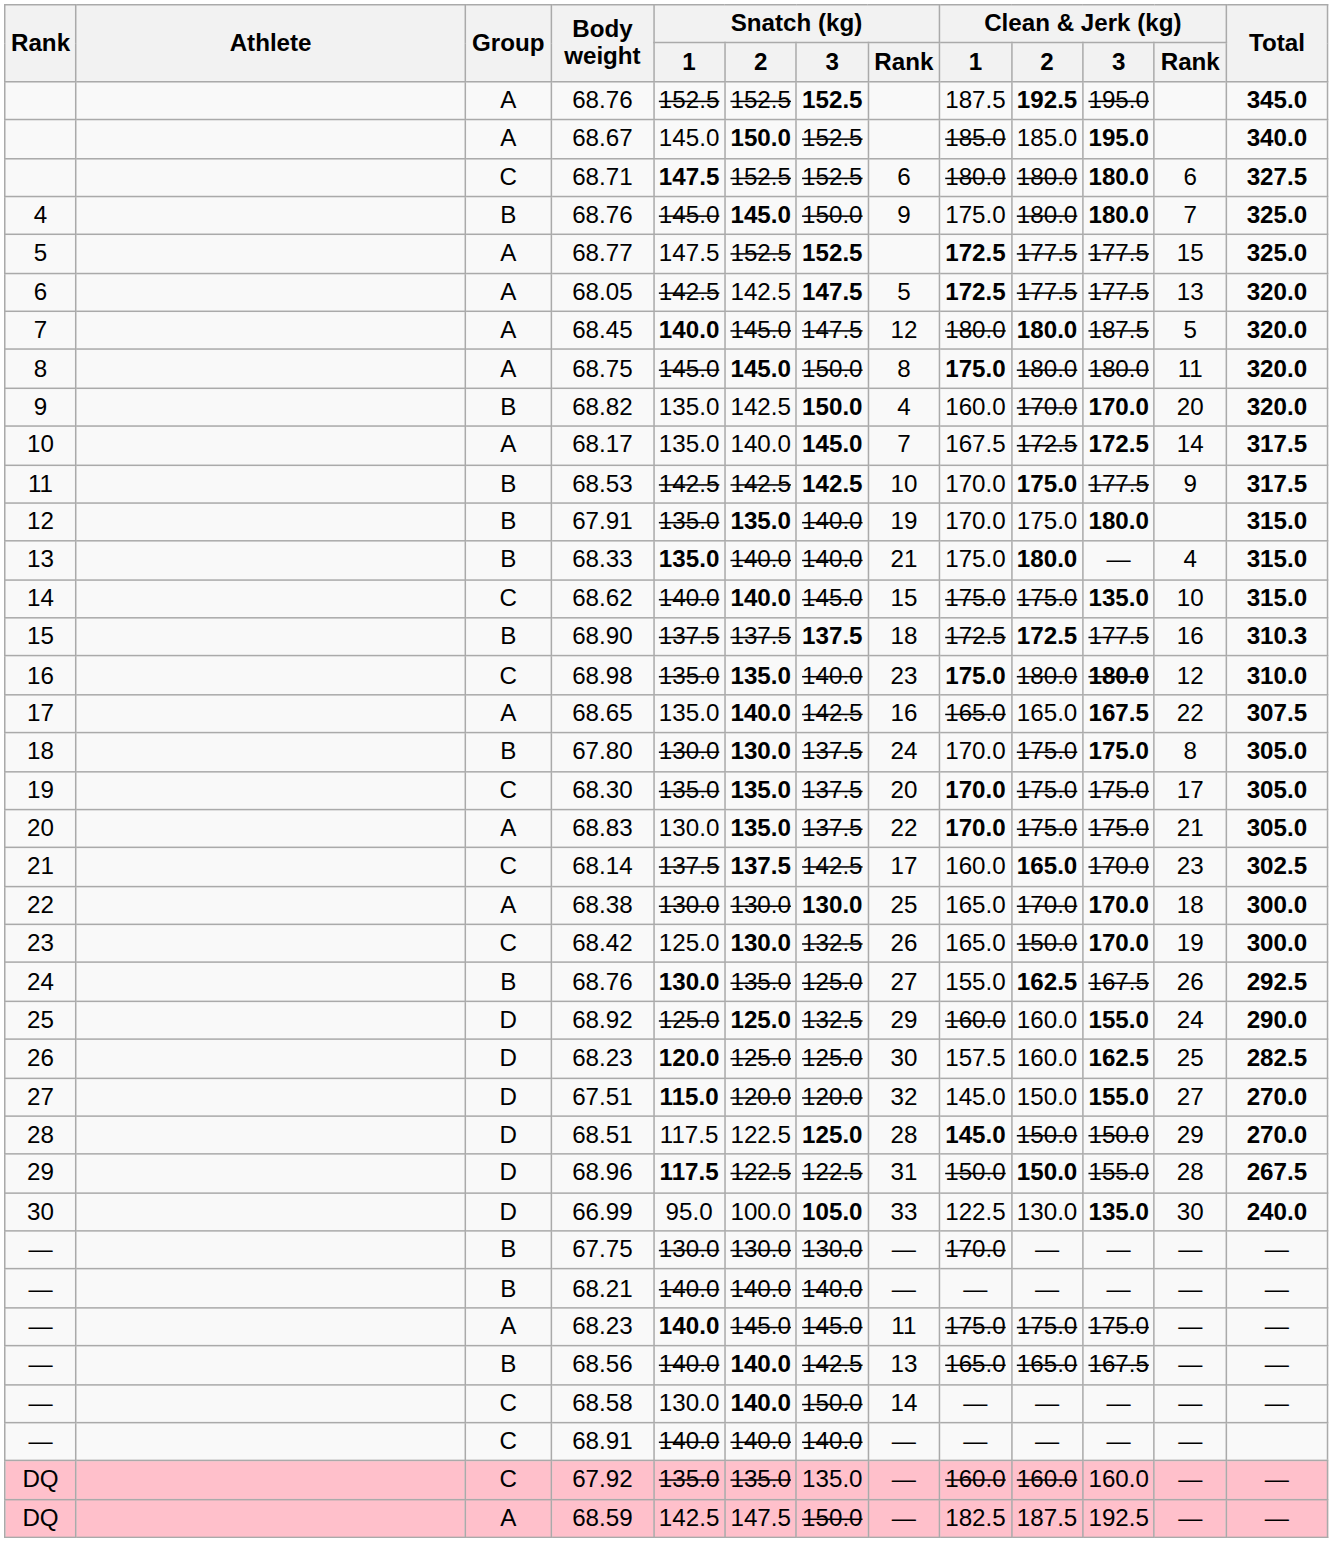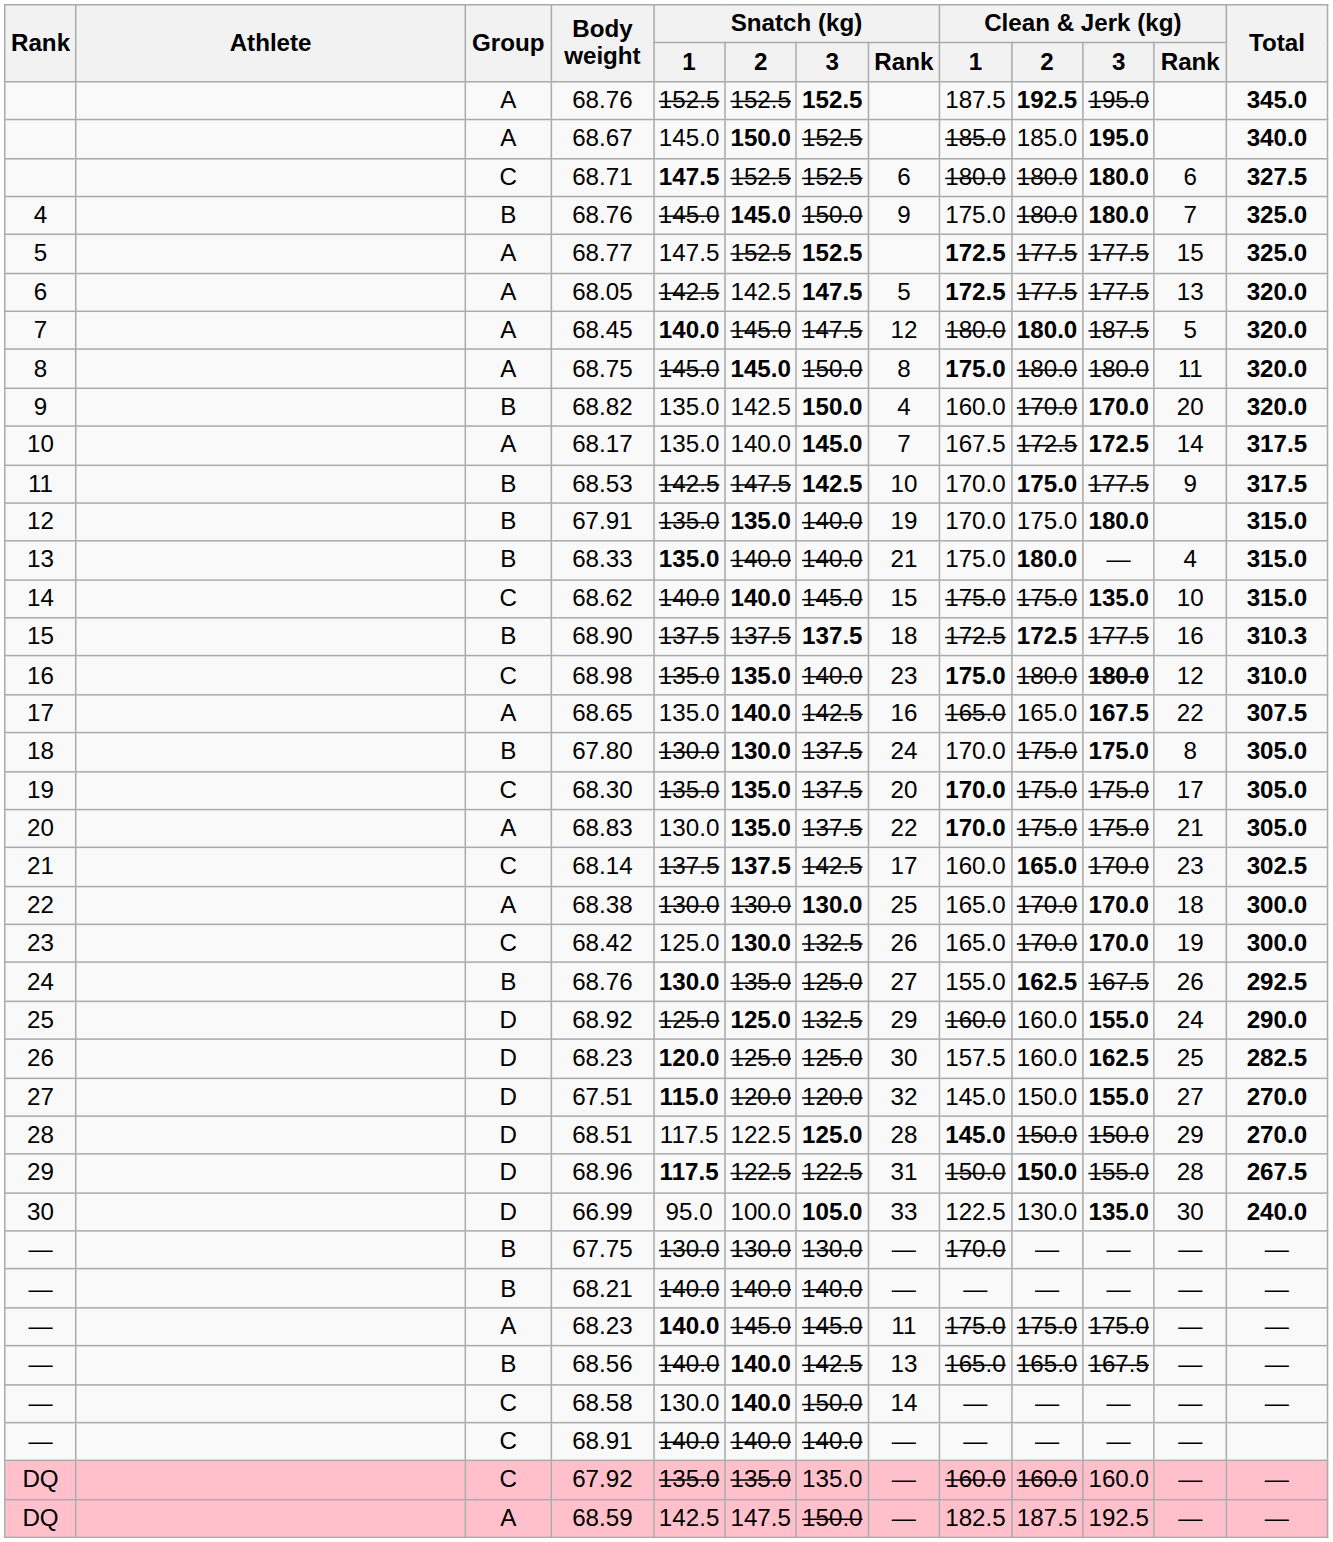(761, 483) 142.5 -> (761, 483) 147.5
(1047, 943) 150.0 -> (1047, 943) 170.0
